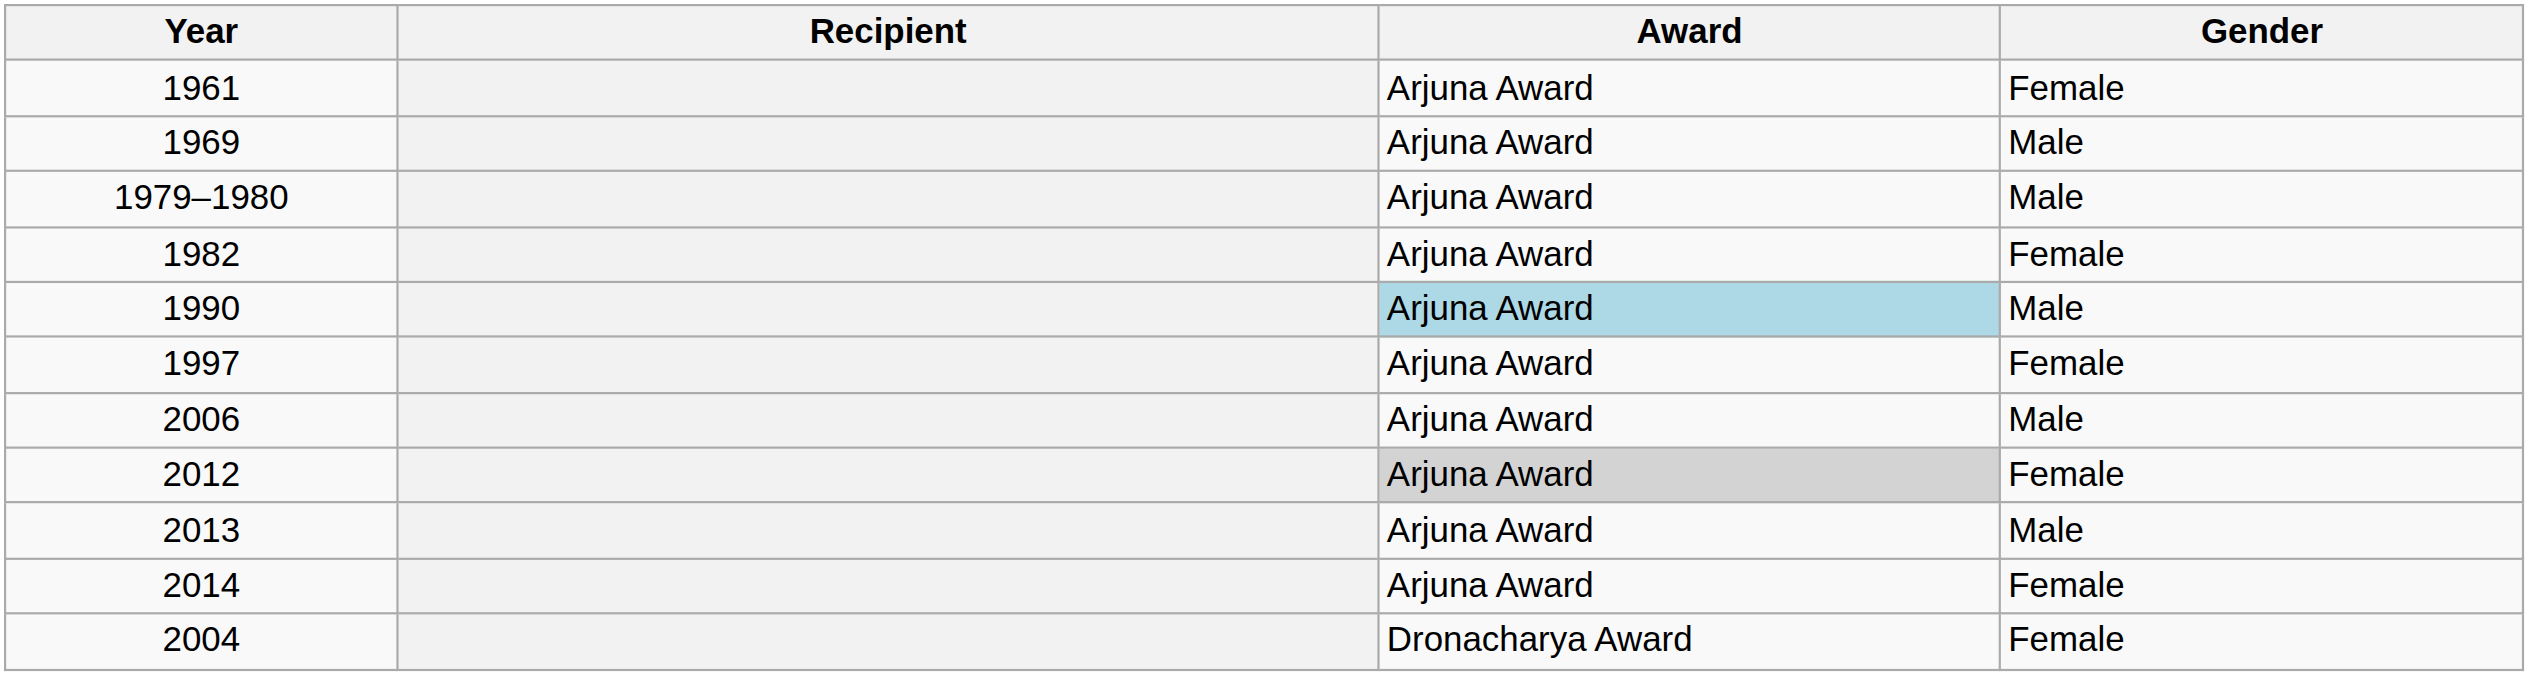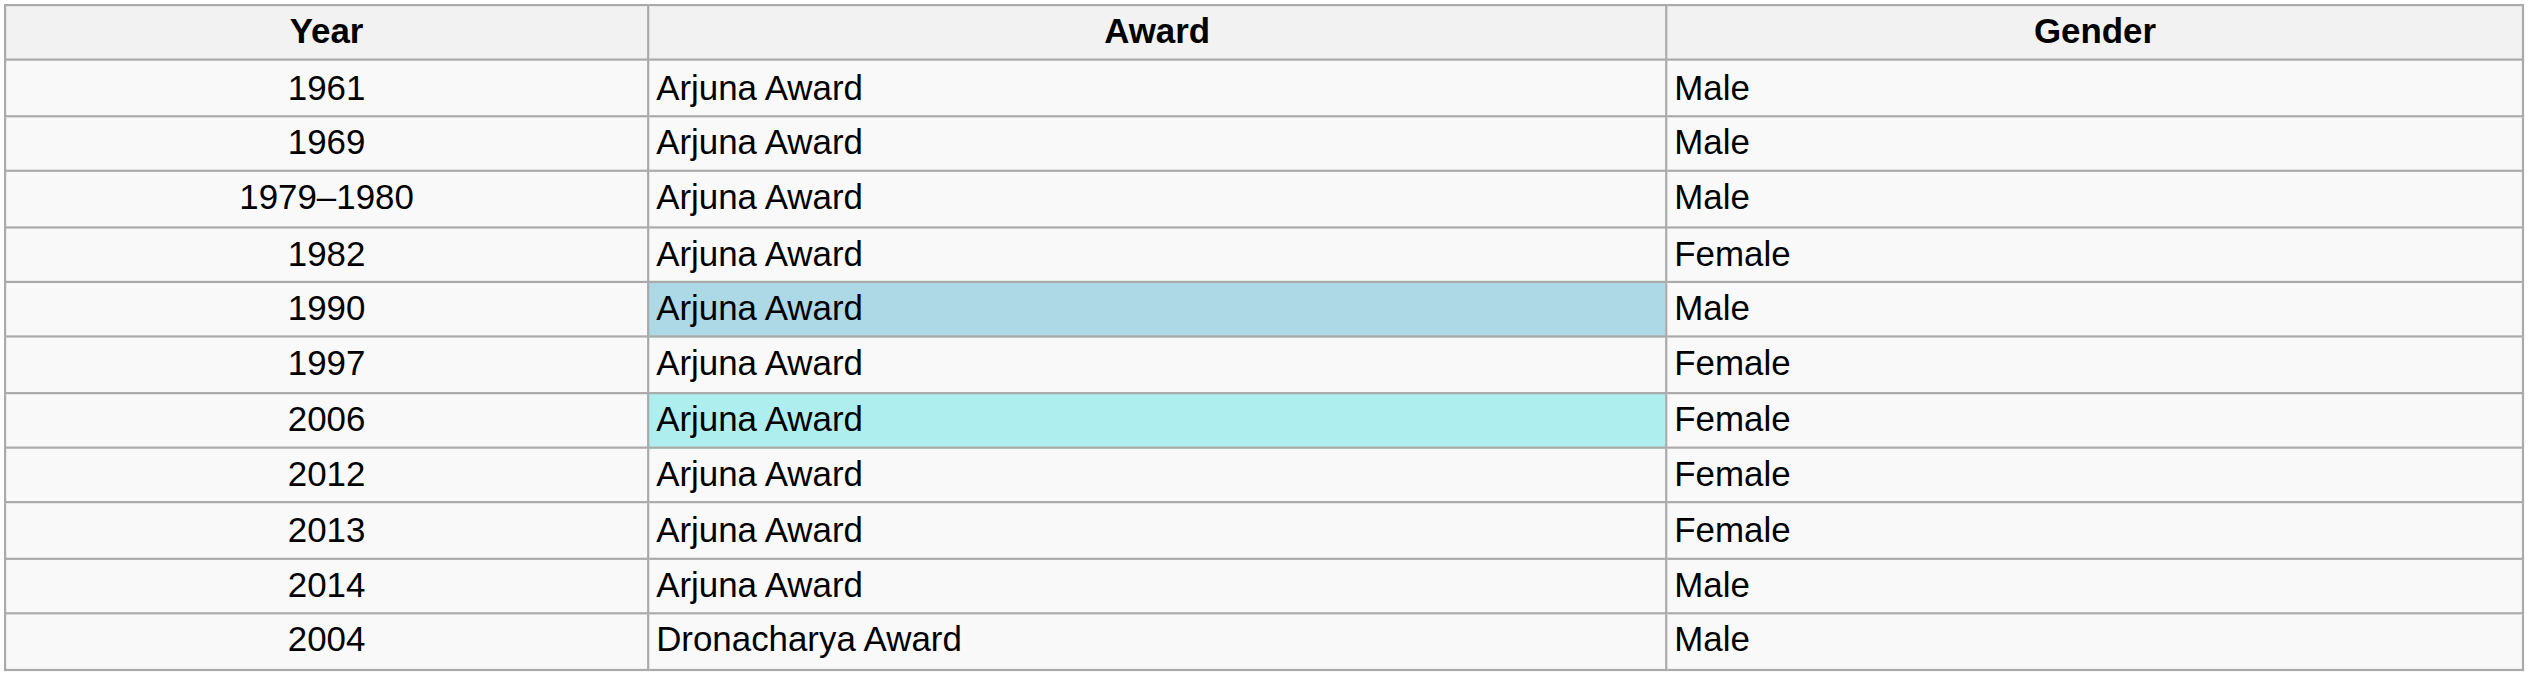- column: (888, 32)
(2066, 87) Female -> (1712, 87) Male
(1490, 419) no background -> (760, 419) paleturquoise background
(2046, 419) Male -> (1732, 419) Female
(1490, 474) lightgrey background -> (760, 474) no background
(2046, 530) Male -> (1732, 530) Female
(2066, 585) Female -> (1712, 585) Male
(2066, 640) Female -> (1712, 640) Male
